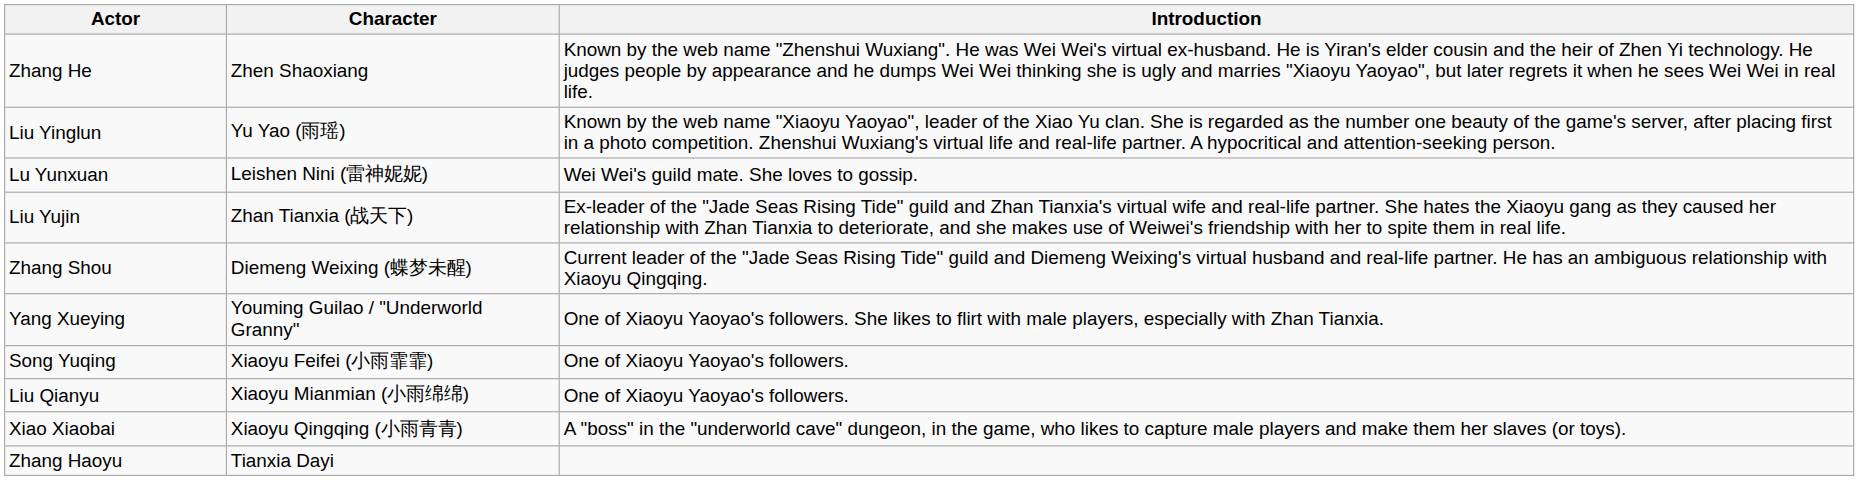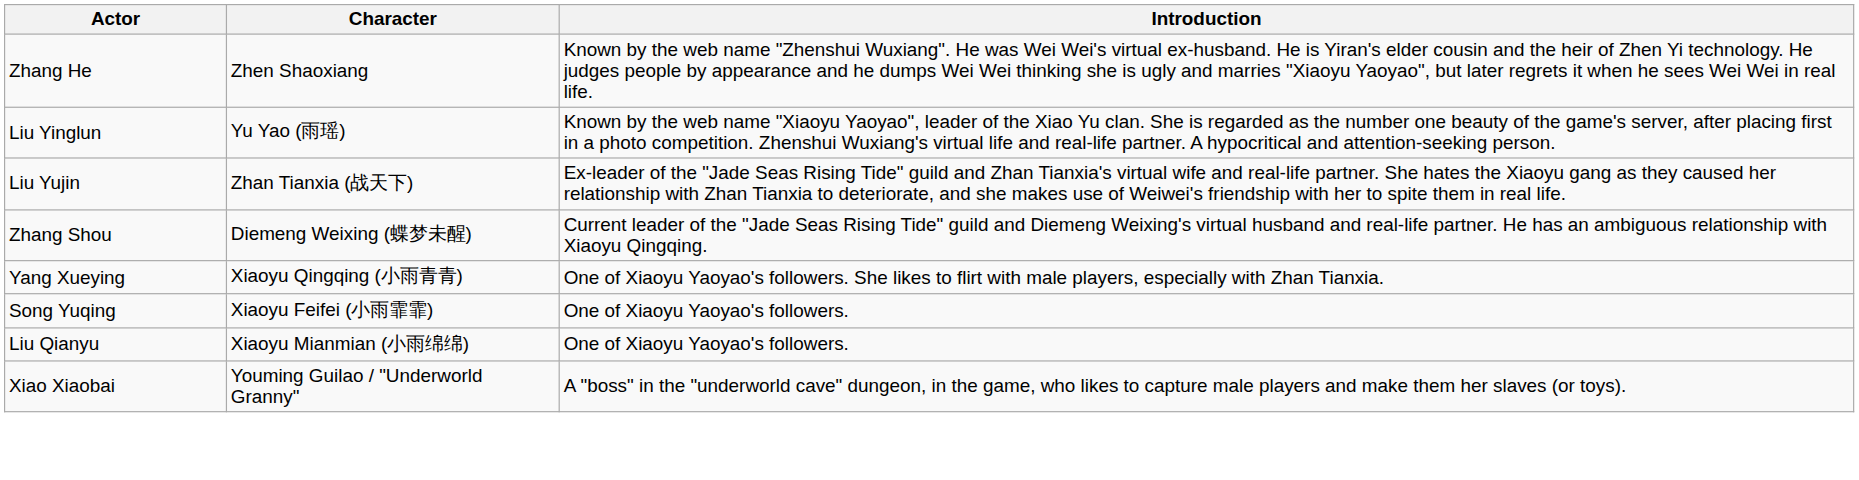- row: (59, 174)
(357, 319) Youming Guilao / "Underworld Granny" -> (347, 276) Xiaoyu Qingqing (小雨青青)
(347, 428) Xiaoyu Qingqing (小雨青青) -> (357, 386) Youming Guilao / "Underworld Granny"
- row: (66, 460)
